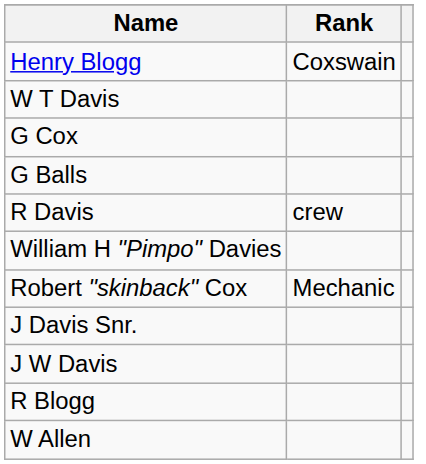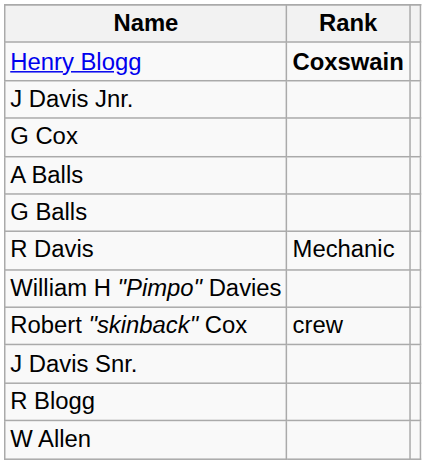(344, 61) normal -> (348, 61) bold
- row: (65, 99)
+ row: (72, 99)
+ row: (47, 174)
(318, 212) crew -> (344, 250) Mechanic
(344, 288) Mechanic -> (318, 325) crew
- row: (64, 363)
